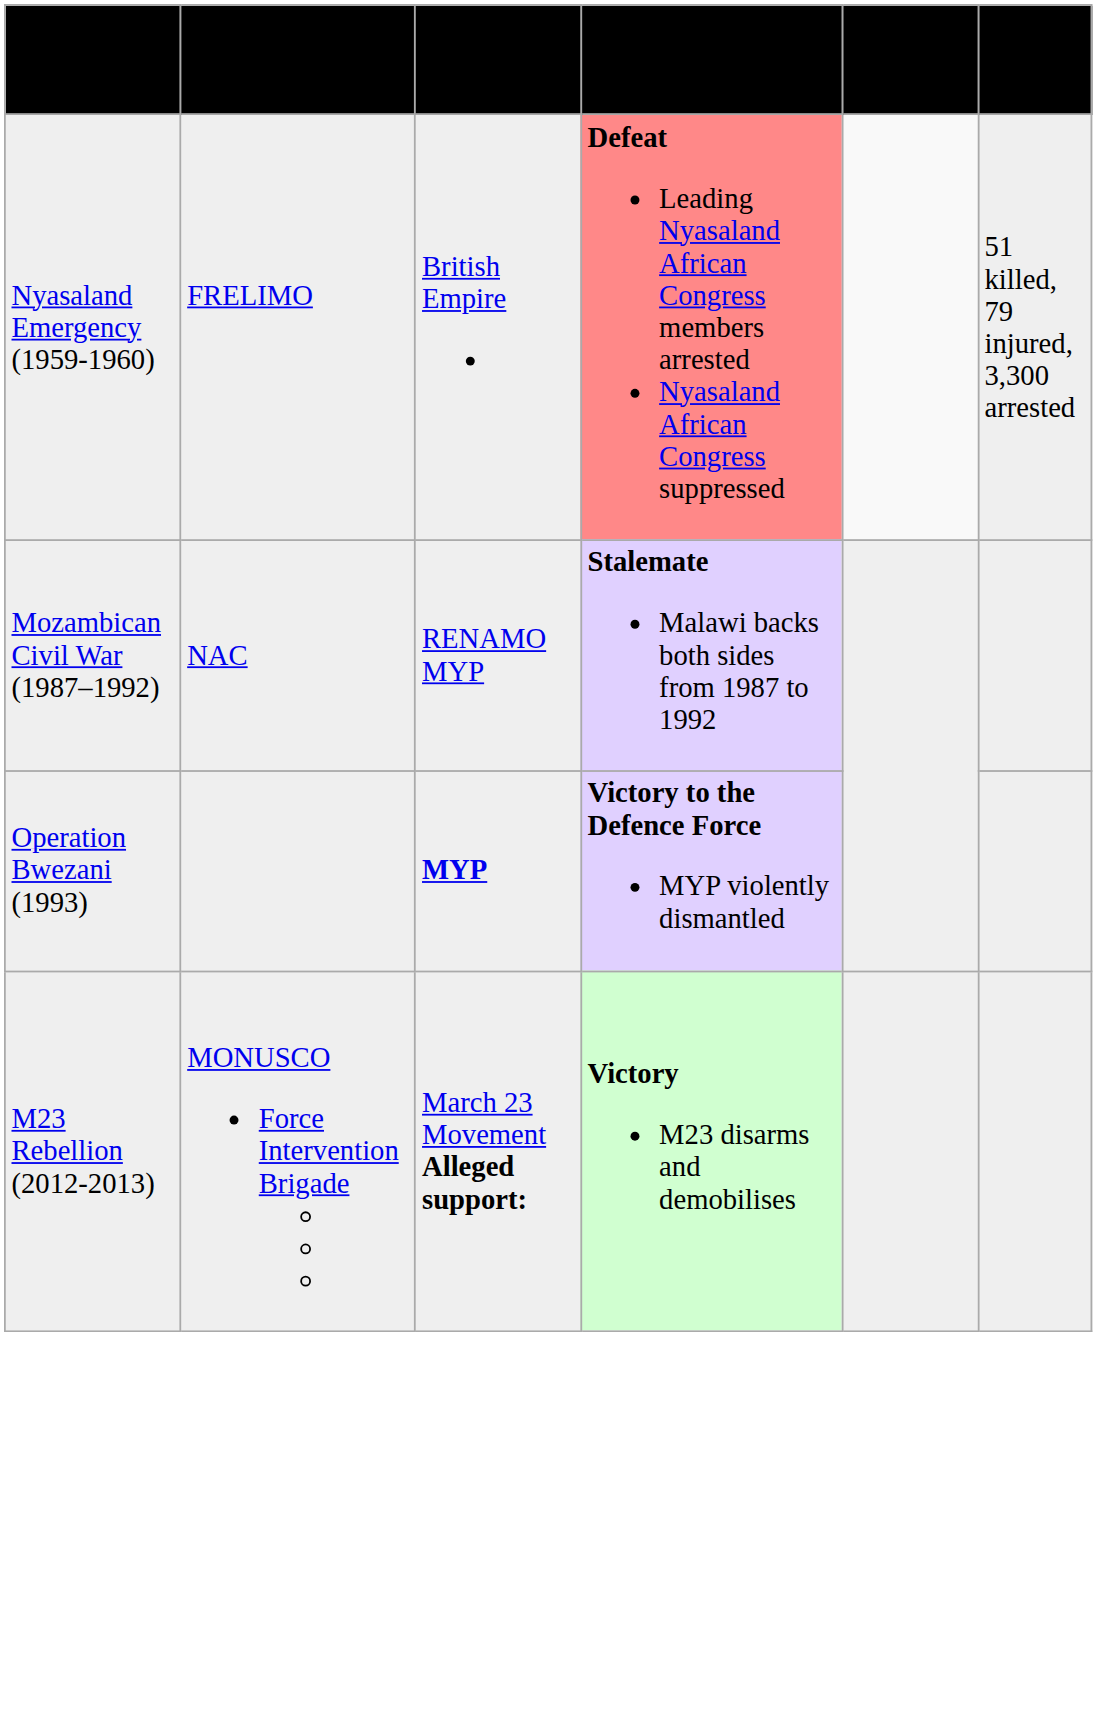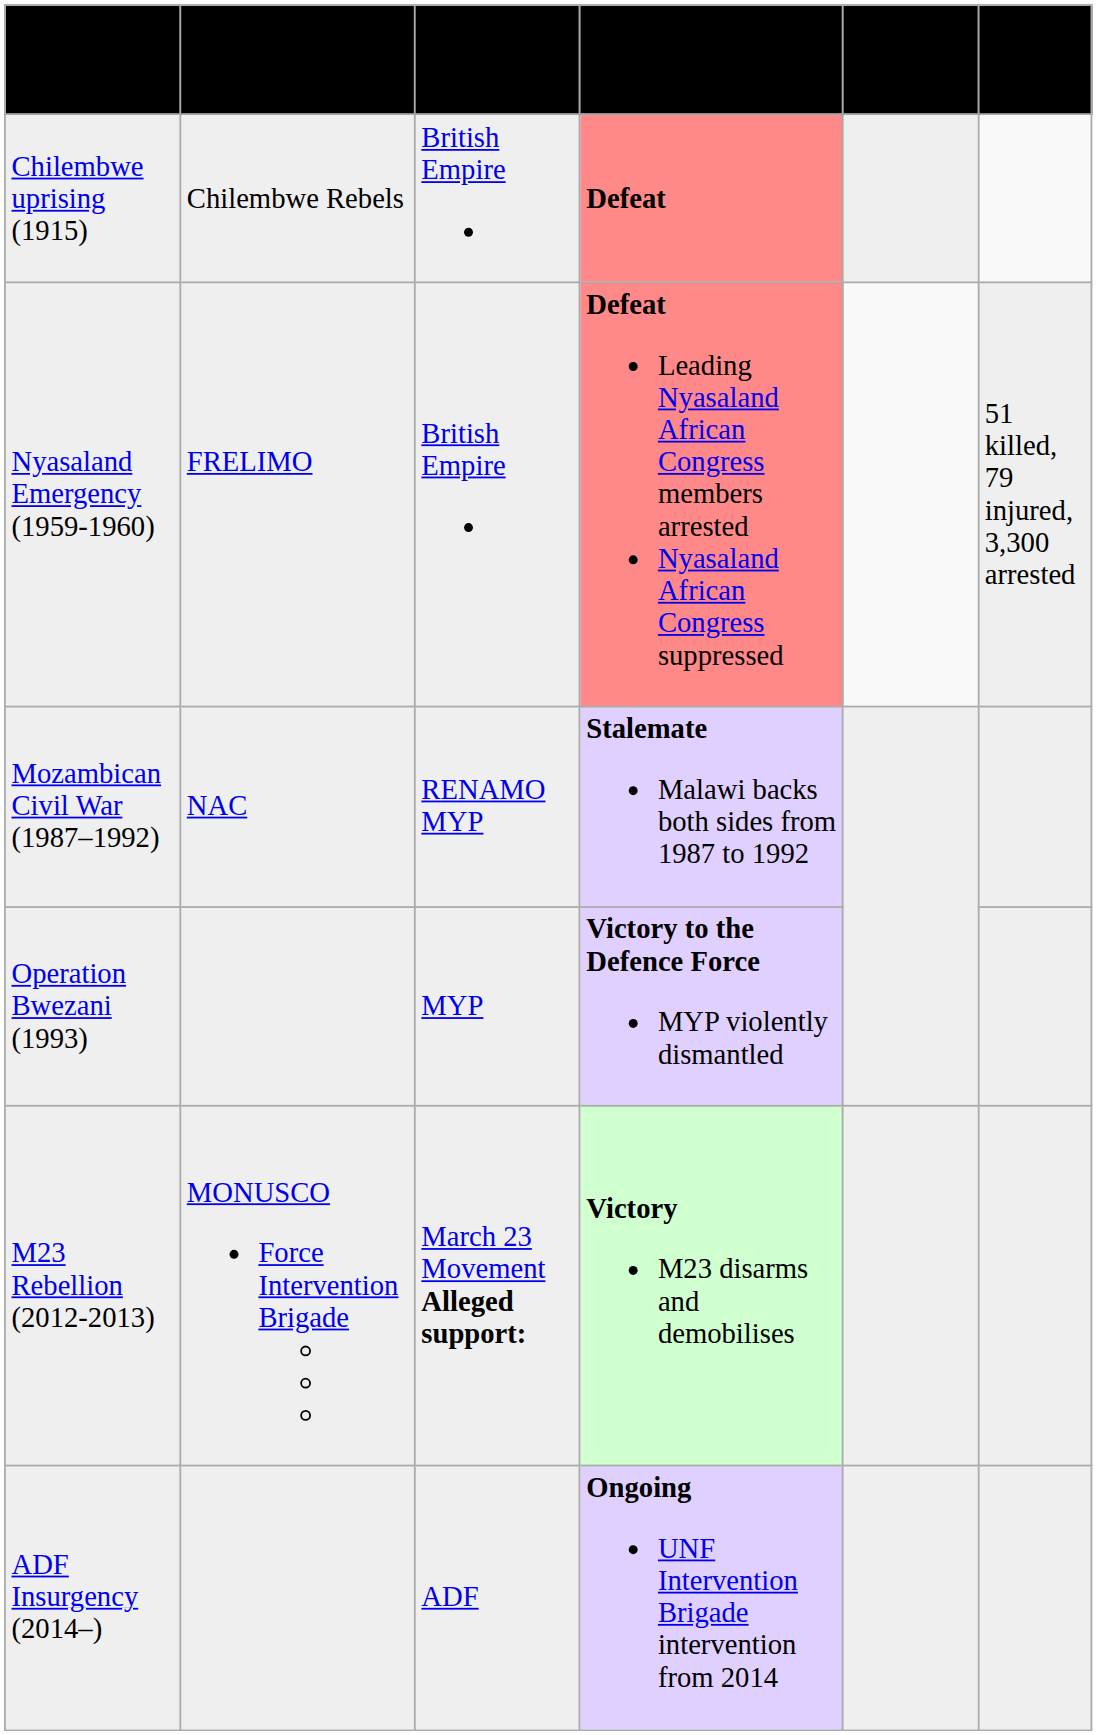+ row: (78, 197)
(455, 870) bold -> (452, 1005) normal
+ row: (75, 1597)
